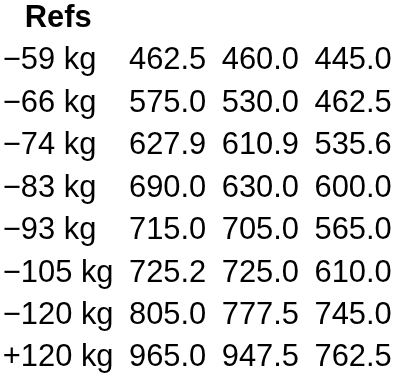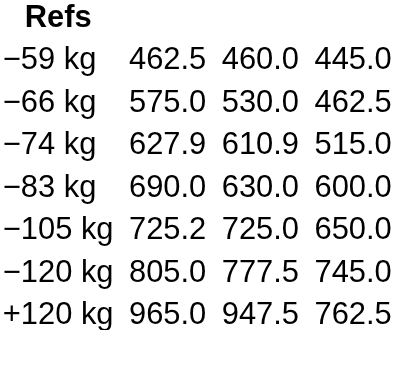(353, 144) 535.6 -> (353, 144) 515.0
- row: (50, 228)
(353, 271) 610.0 -> (353, 228) 650.0
